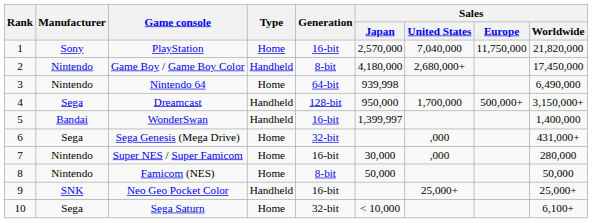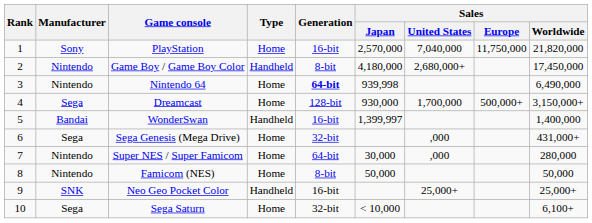(325, 84) normal -> (325, 84) bold
(271, 102) Handheld -> (271, 102) Home
(380, 102) 950,000 -> (380, 102) 930,000
(325, 155) 16-bit -> (325, 155) 64-bit
